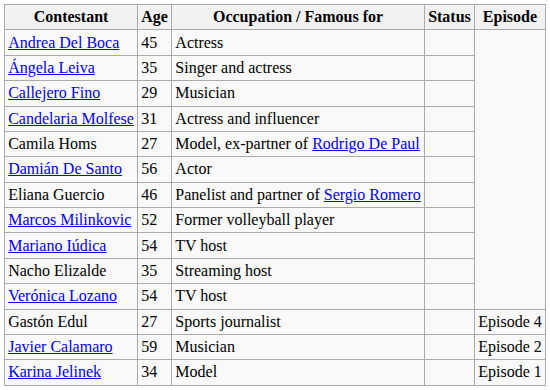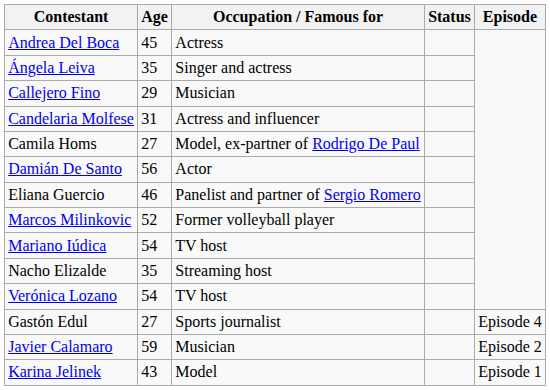(149, 372) 34 -> (149, 372) 43
